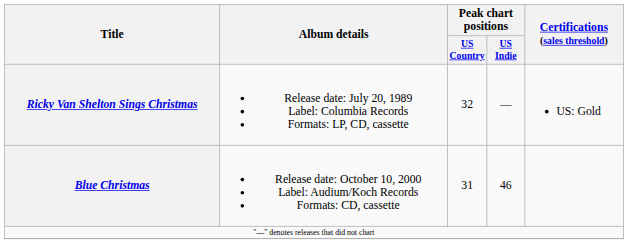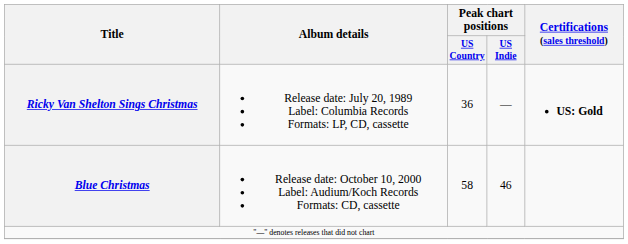(467, 104) 32 -> (467, 104) 36
(574, 111) normal -> (574, 111) bold
(467, 186) 31 -> (467, 186) 58
